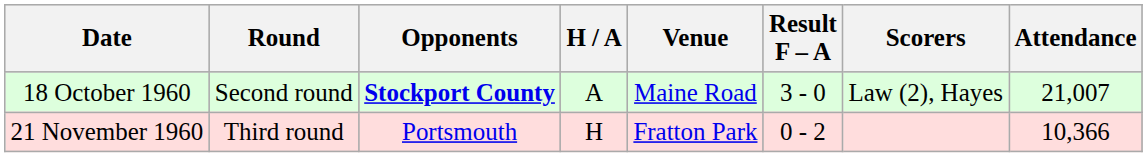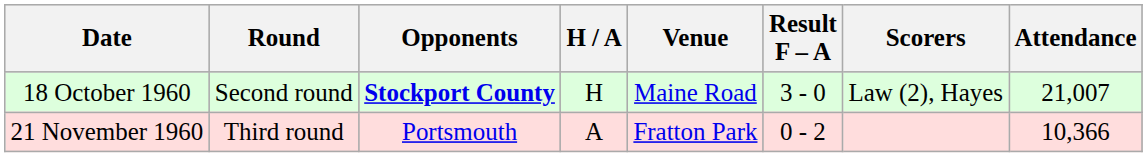(594, 91) A -> (594, 91) H
(594, 131) H -> (594, 131) A
